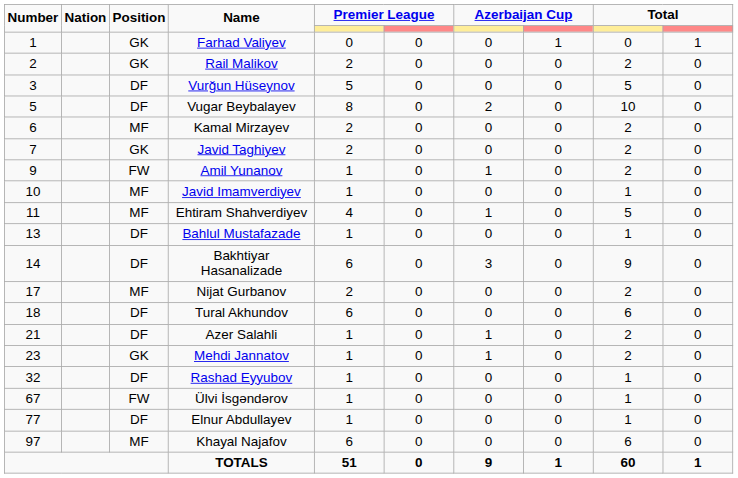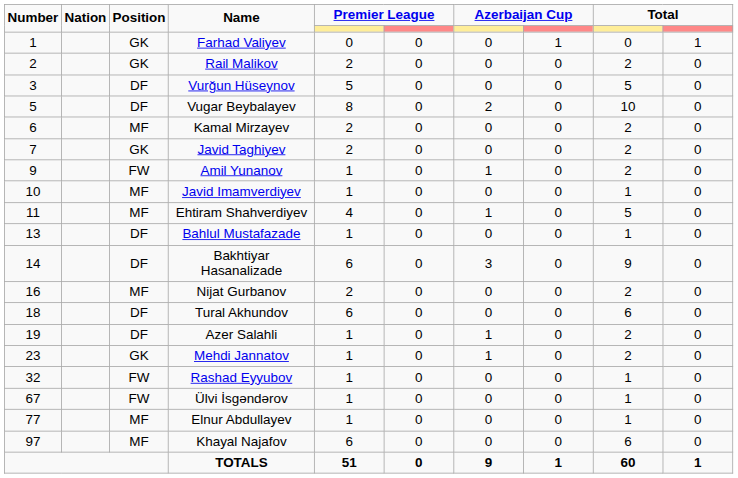(33, 292) 17 -> (33, 292) 16
(33, 334) 21 -> (33, 334) 19
(139, 377) DF -> (139, 377) FW
(139, 420) DF -> (139, 420) MF
